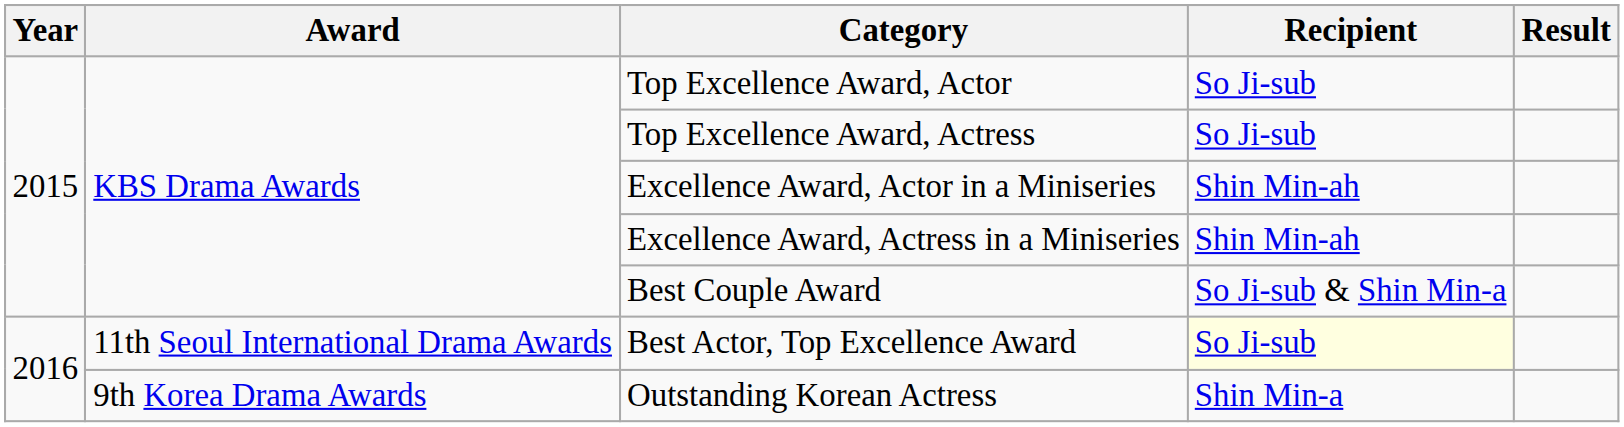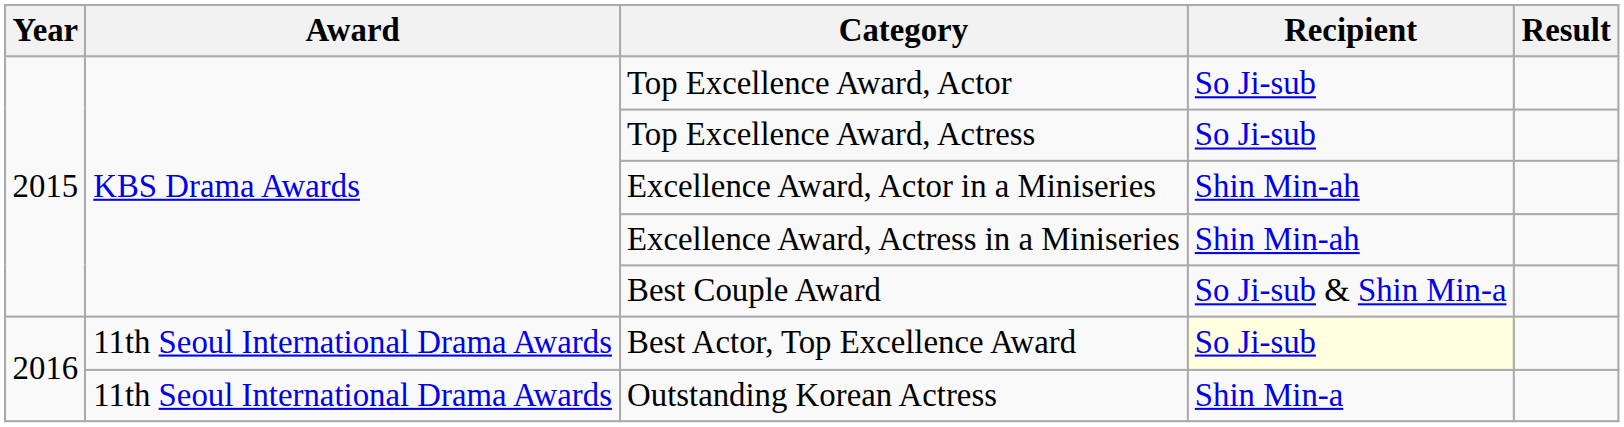(260, 394) 9th Korea Drama Awards -> (353, 394) 11th Seoul International Drama Awards
